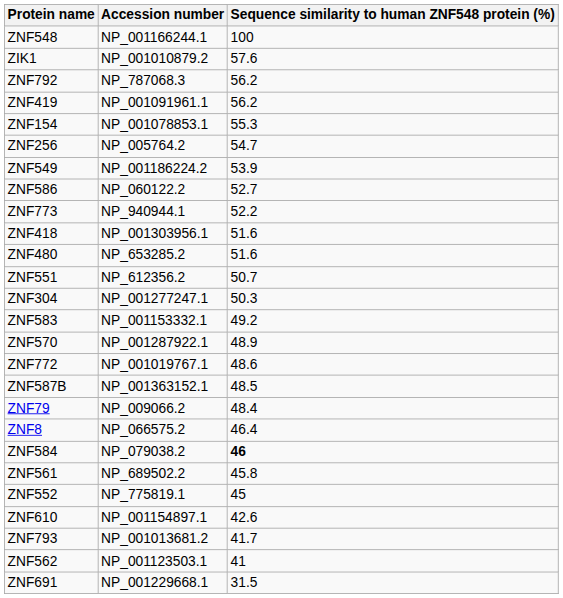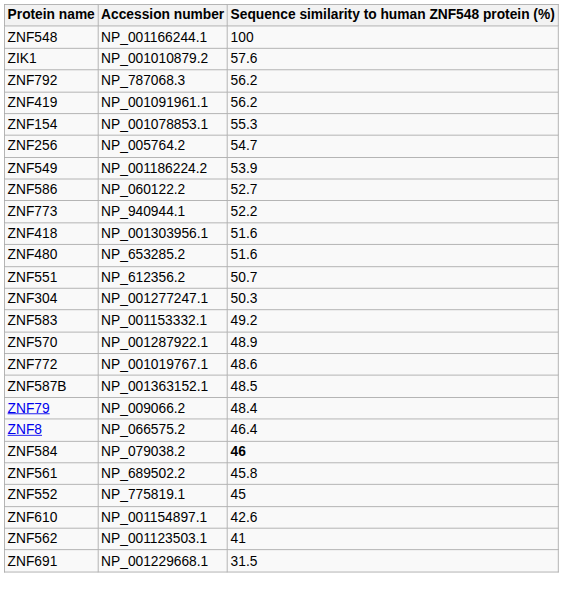- row: (32, 539)
